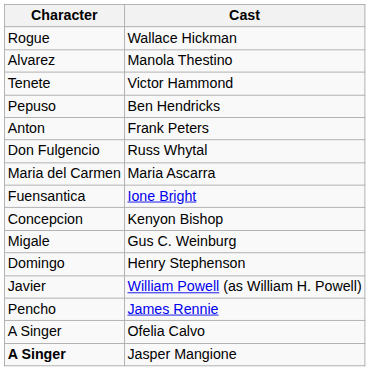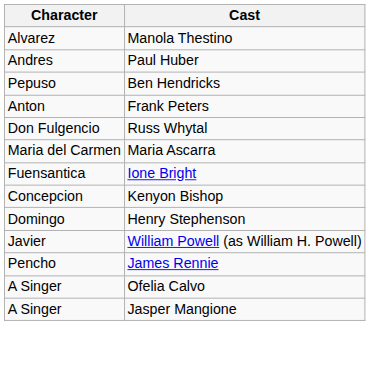- row: (182, 38)
+ row: (163, 60)
- row: (180, 83)
- row: (182, 241)
(37, 354) bold -> (35, 309) normal
